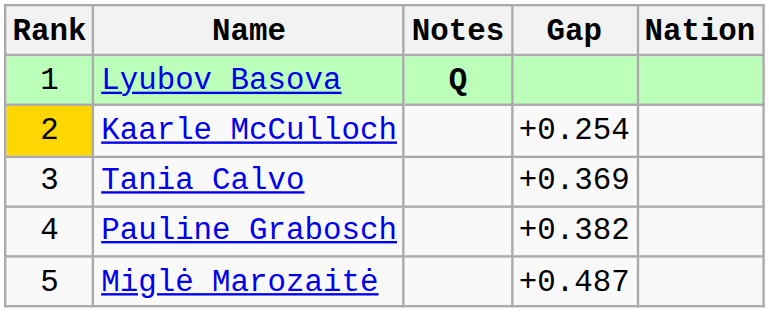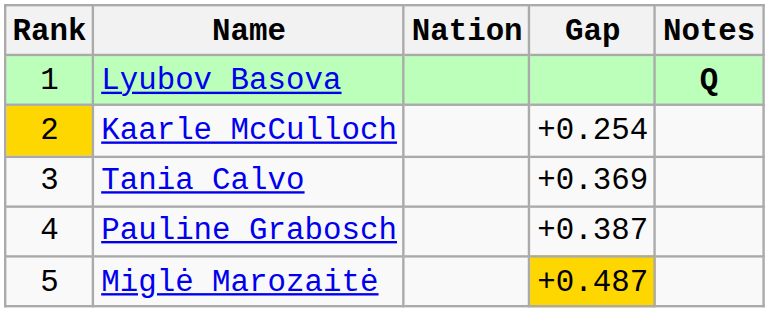columns swapped: (700, 30) <-> (458, 30)
(574, 231) +0.382 -> (593, 231) +0.387
(574, 281) no background -> (593, 281) gold background
